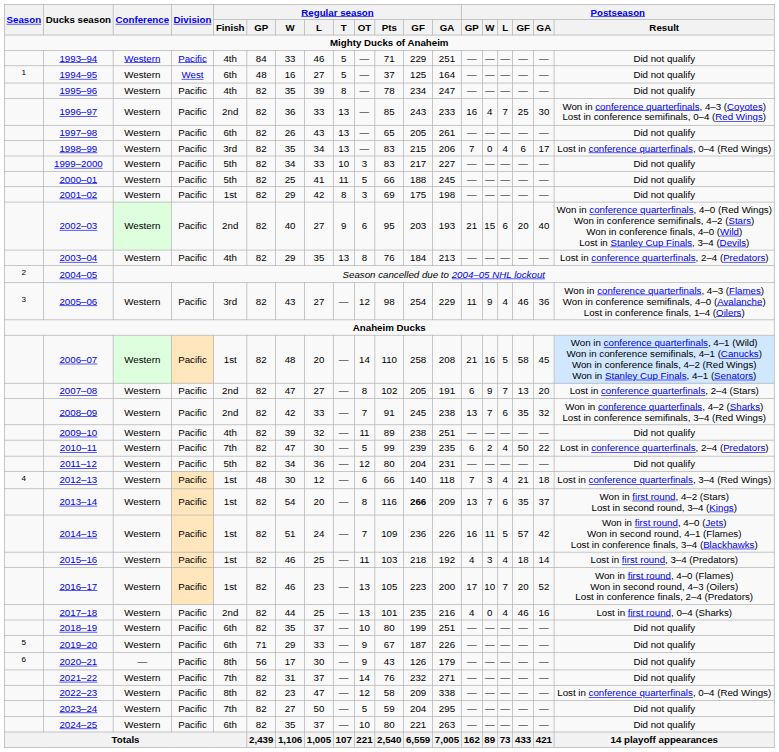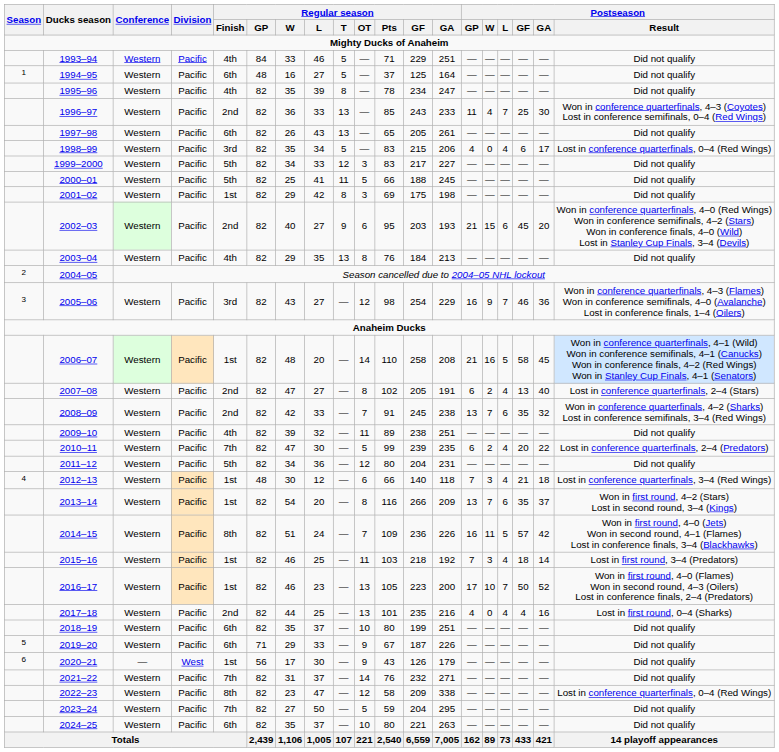(192, 75) West -> (192, 75) Pacific
(472, 112) 16 -> (472, 112) 11
(344, 148) 13 -> (344, 148) 5
(472, 148) 7 -> (472, 148) 4
(344, 164) 10 -> (344, 164) 12
(523, 226) 20 -> (523, 226) 45
(544, 226) 40 -> (544, 226) 20
(664, 258) Lost in conference quarterfinals, 2–4 (Predators) -> (664, 258) Did not qualify
(472, 302) 11 -> (472, 302) 16
(505, 302) 4 -> (505, 302) 7
(490, 391) 9 -> (490, 391) 2
(505, 391) 7 -> (505, 391) 4
(544, 391) 20 -> (544, 391) 40
(523, 448) 50 -> (523, 448) 20
(418, 502) bold -> (418, 502) normal
(230, 534) 1st -> (230, 534) 8th
(472, 560) 4 -> (472, 560) 7
(523, 586) 20 -> (523, 586) 50
(523, 612) 46 -> (523, 612) 4
(192, 662) Pacific -> (192, 662) West
(230, 662) 8th -> (230, 662) 1st
